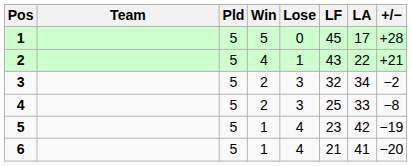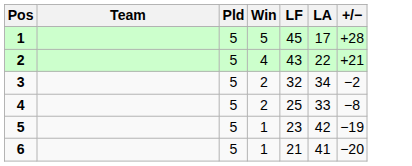- column: (300, 15)
